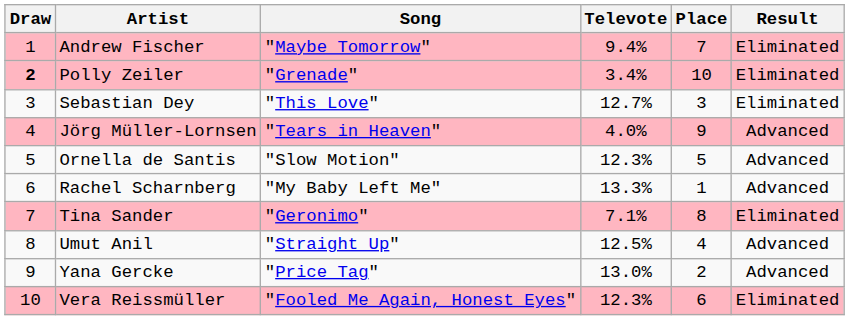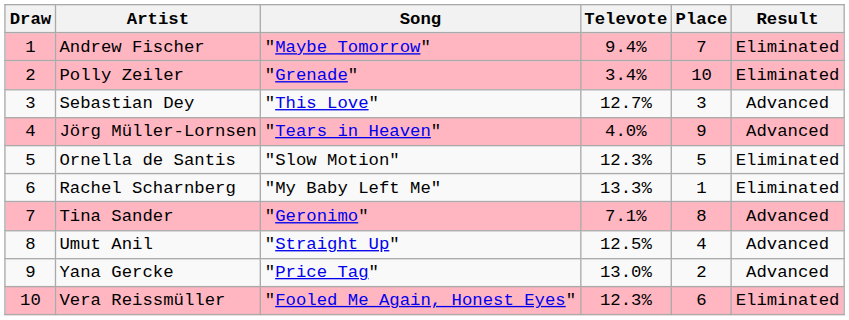(30, 75) bold -> (30, 75) normal
(788, 103) Eliminated -> (788, 103) Advanced
(788, 160) Advanced -> (788, 160) Eliminated
(788, 188) Advanced -> (788, 188) Eliminated
(788, 216) Eliminated -> (788, 216) Advanced
